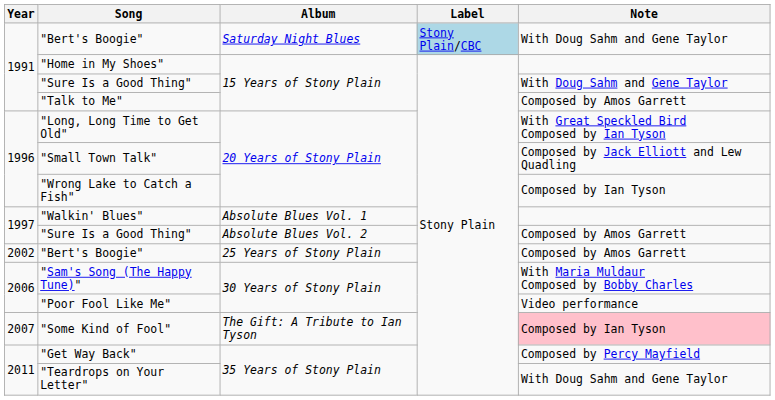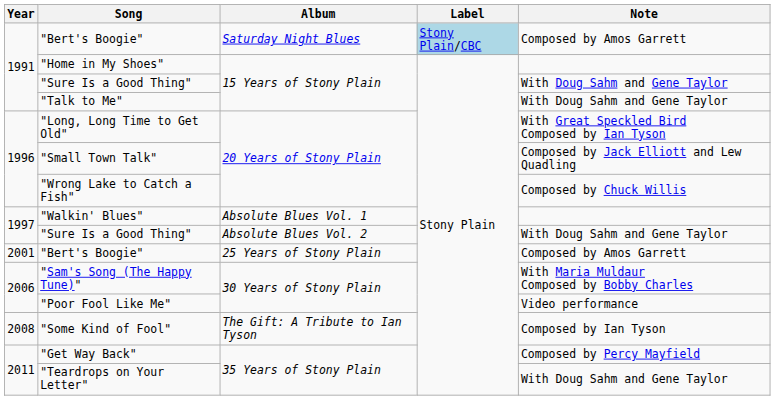(624, 39) With Doug Sahm and Gene Taylor -> (604, 39) Composed by Amos Garrett
(604, 102) Composed by Amos Garrett -> (624, 102) With Doug Sahm and Gene Taylor
(593, 190) Composed by Ian Tyson -> (604, 190) Composed by Chuck Willis
(604, 234) Composed by Amos Garrett -> (624, 234) With Doug Sahm and Gene Taylor
(21, 253) 2002 -> (21, 253) 2001
(21, 329) 2007 -> (21, 329) 2008
(593, 329) pink background -> (593, 329) no background
